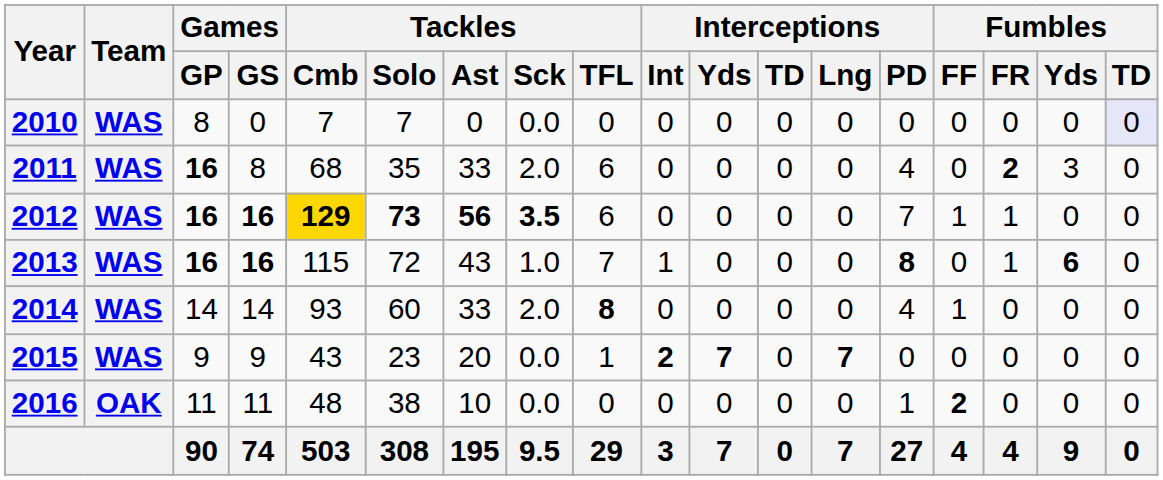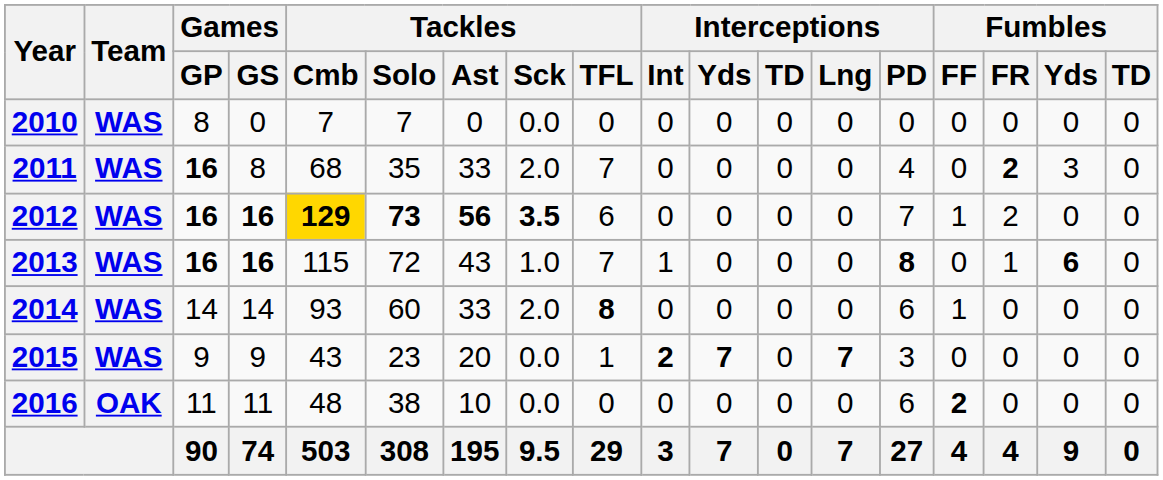(1131, 121) lavender background -> (1131, 121) no background
(607, 168) 6 -> (607, 168) 7
(1010, 215) 1 -> (1010, 215) 2
(907, 309) 4 -> (907, 309) 6
(907, 356) 0 -> (907, 356) 3
(907, 403) 1 -> (907, 403) 6
